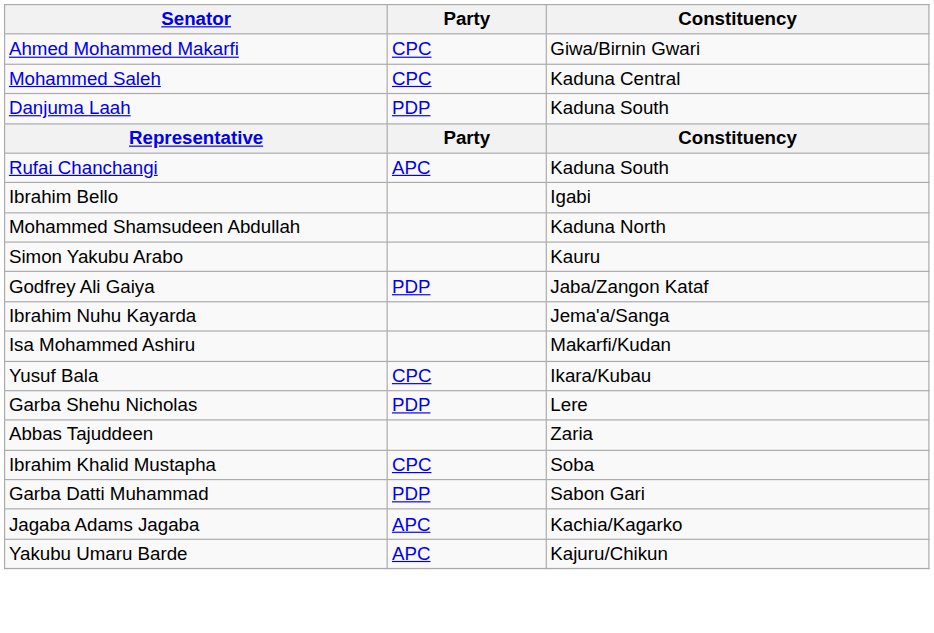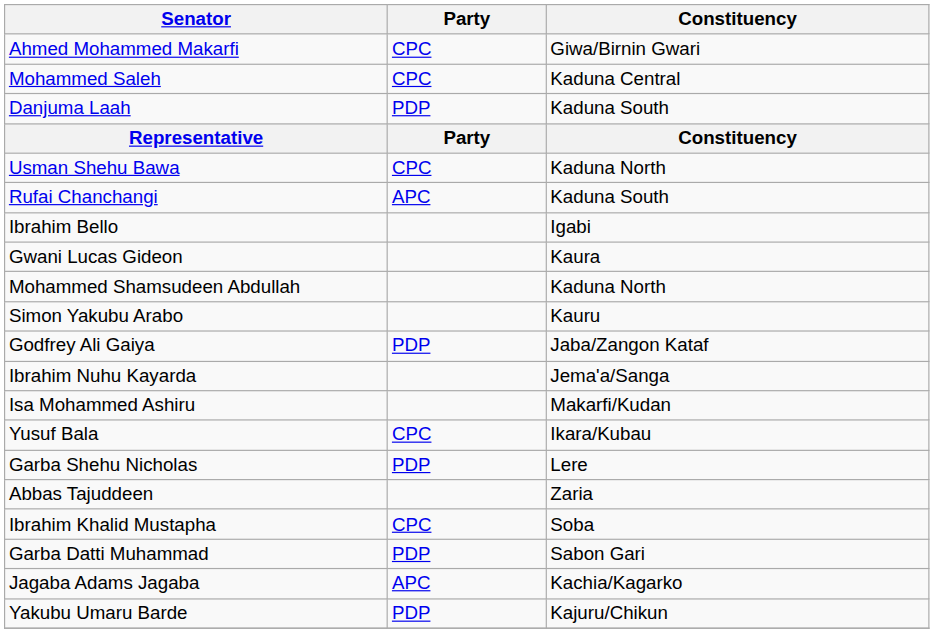+ row: (94, 167)
+ row: (96, 256)
(411, 553) APC -> (411, 613) PDP
